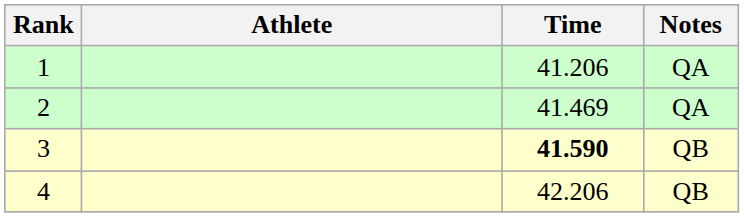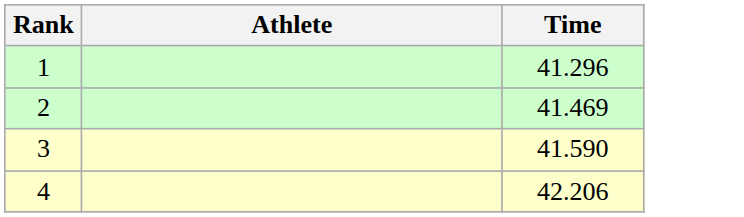- column: (691, 25)
(573, 66) 41.206 -> (573, 66) 41.296
(573, 149) bold -> (573, 149) normal
